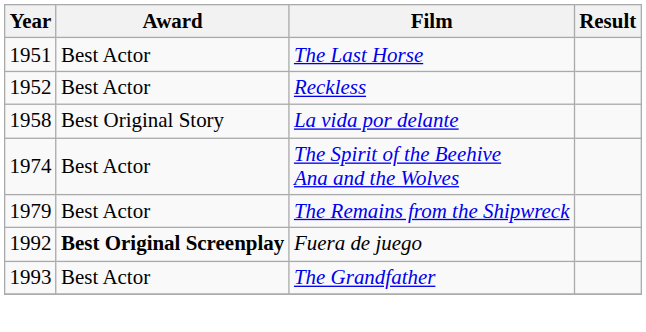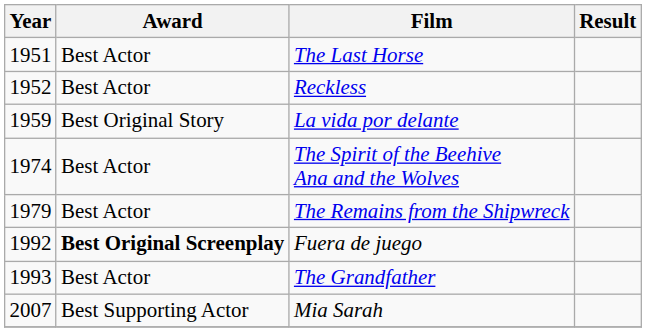(30, 120) 1958 -> (30, 120) 1959
+ row: (338, 310)
